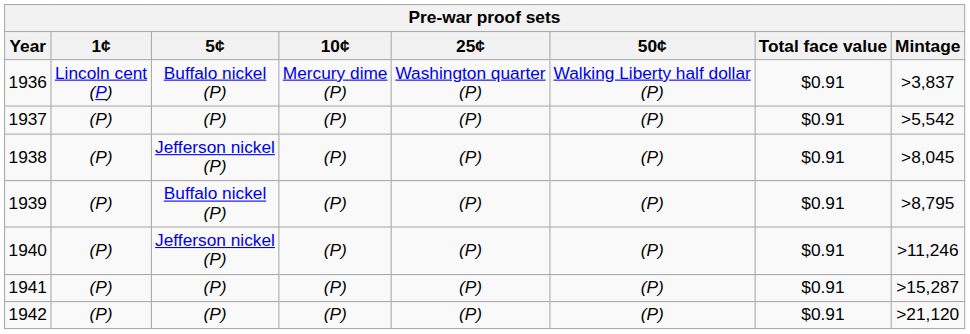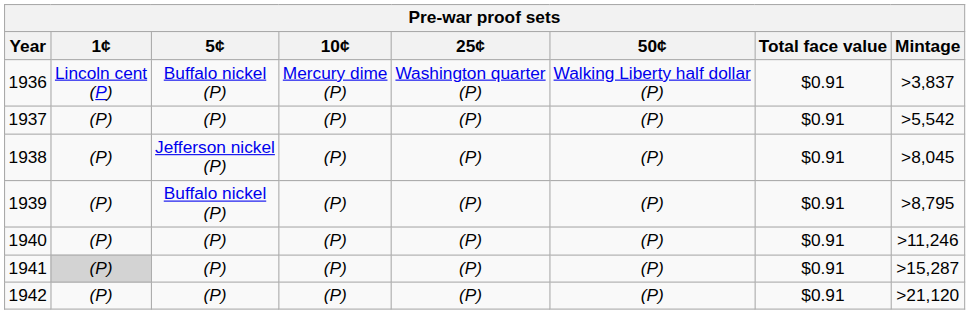(215, 250) Jefferson nickel (P) -> (215, 240) (P)
(101, 287) no background -> (101, 268) lightgrey background
